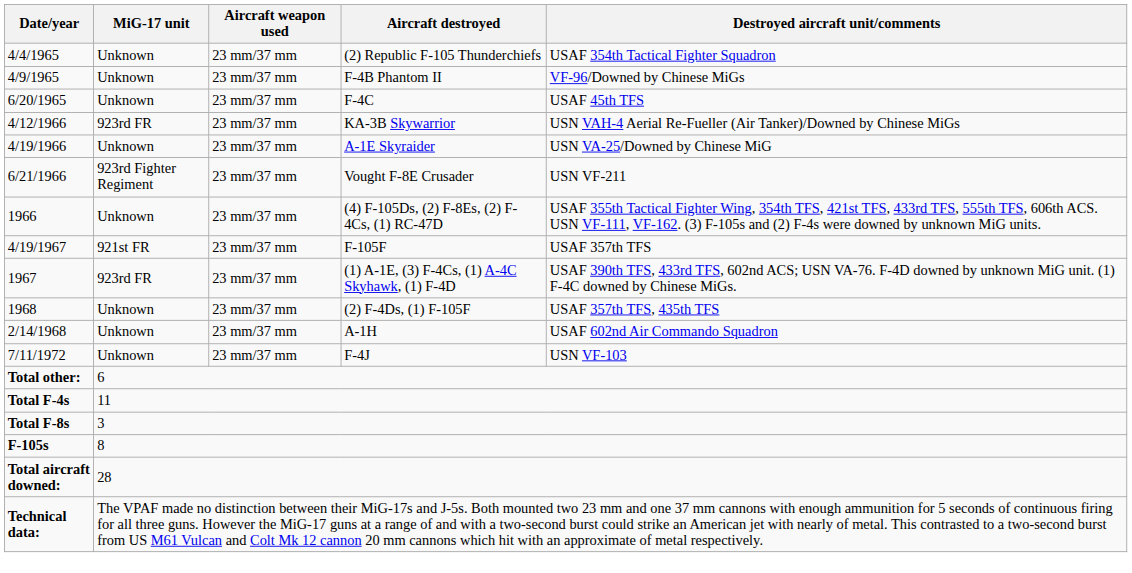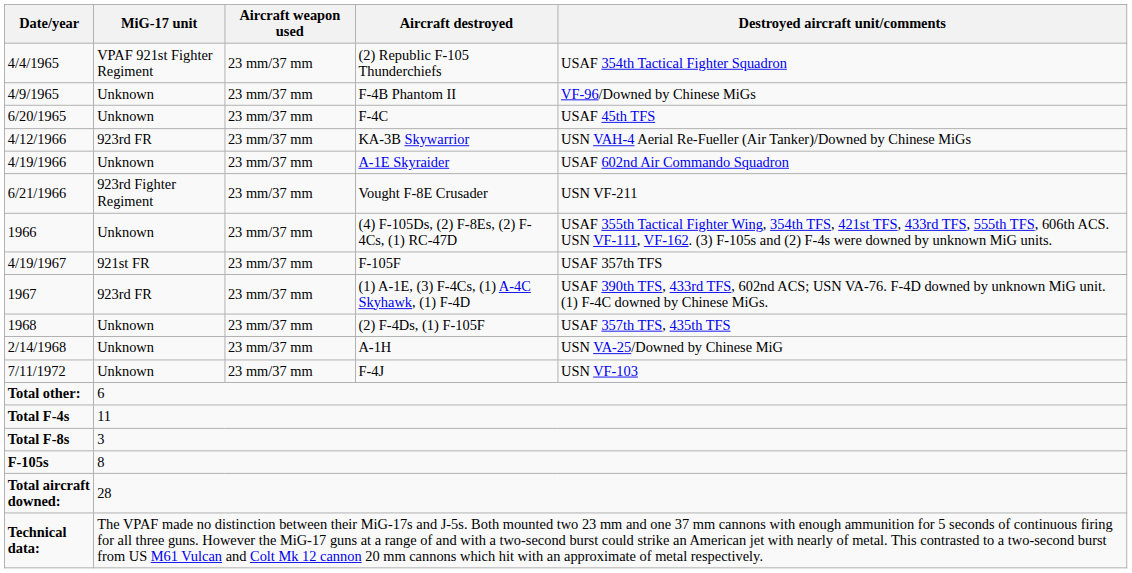(126, 54) Unknown -> (155, 63) VPAF 921st Fighter Regiment
(661, 146) USN VA-25/Downed by Chinese MiG -> (675, 162) USAF 602nd Air Commando Squadron
(664, 331) USAF 602nd Air Commando Squadron -> (672, 348) USN VA-25/Downed by Chinese MiG
